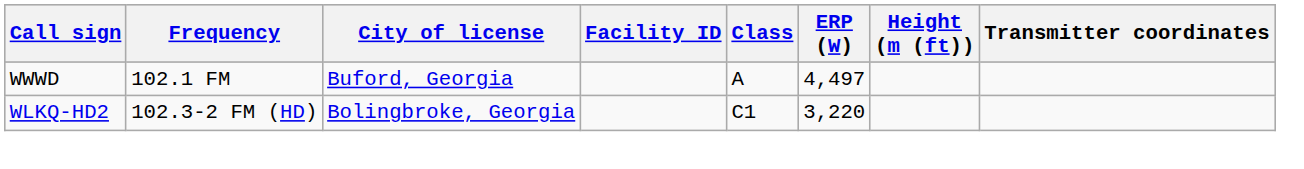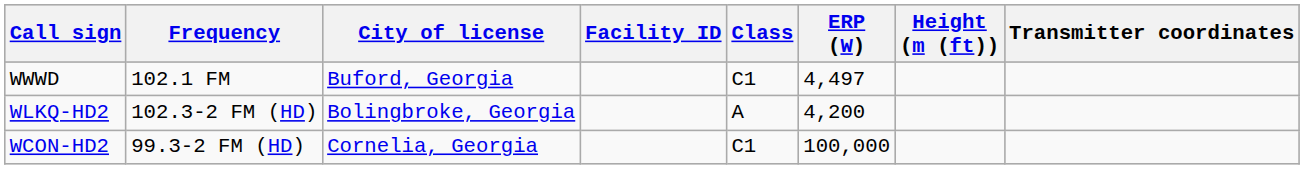(738, 79) A -> (744, 79) C1
(744, 113) C1 -> (738, 113) A
(834, 113) 3,220 -> (834, 113) 4,200
+ row: (59, 147)
